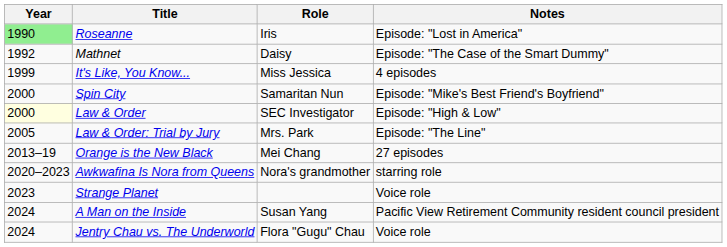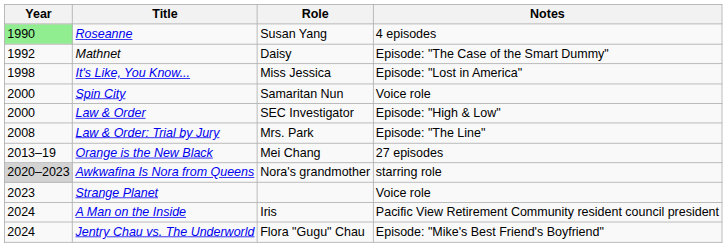(269, 34) Iris -> (294, 34) Susan Yang
(449, 34) Episode: "Lost in America" -> (406, 34) 4 episodes
(21, 73) 1999 -> (21, 73) 1998
(406, 73) 4 episodes -> (449, 73) Episode: "Lost in America"
(490, 93) Episode: "Mike's Best Friend's Boyfriend" -> (403, 93) Voice role
(21, 113) lightyellow background -> (21, 113) no background
(21, 133) 2005 -> (21, 133) 2008
(39, 172) no background -> (39, 172) lightgrey background
(294, 212) Susan Yang -> (269, 212) Iris
(403, 232) Voice role -> (490, 232) Episode: "Mike's Best Friend's Boyfriend"
